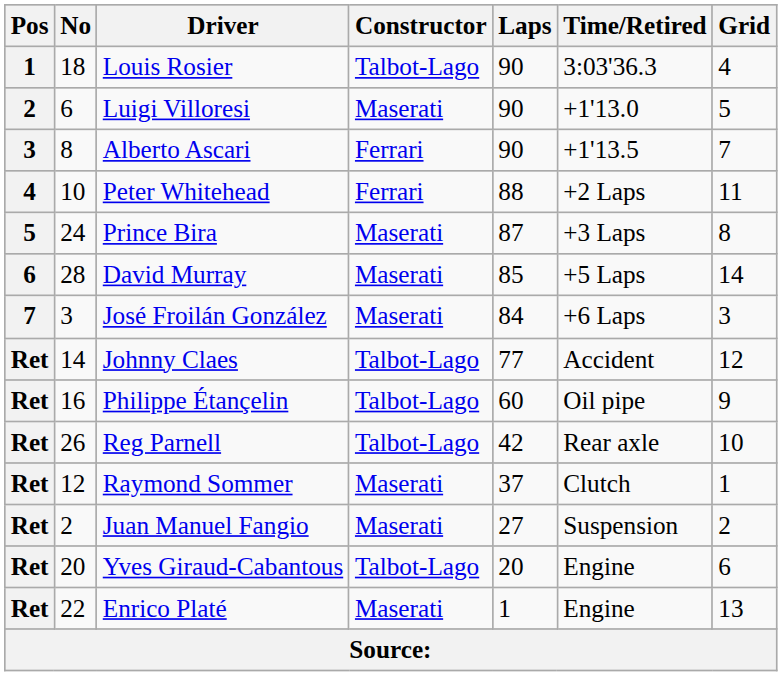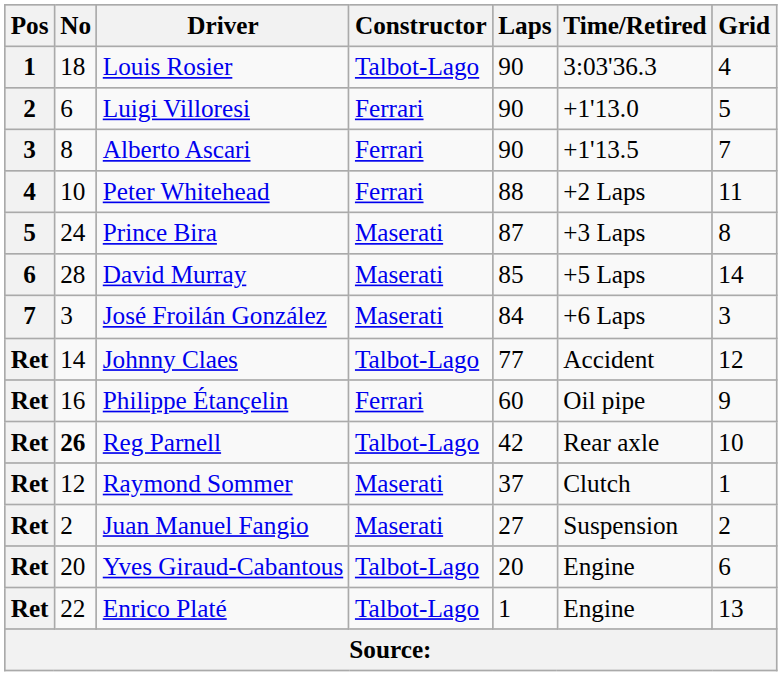(399, 108) Maserati -> (389, 108) Ferrari
(417, 399) Talbot-Lago -> (389, 399) Ferrari
(73, 441) normal -> (73, 441) bold
(399, 607) Maserati -> (417, 607) Talbot-Lago
